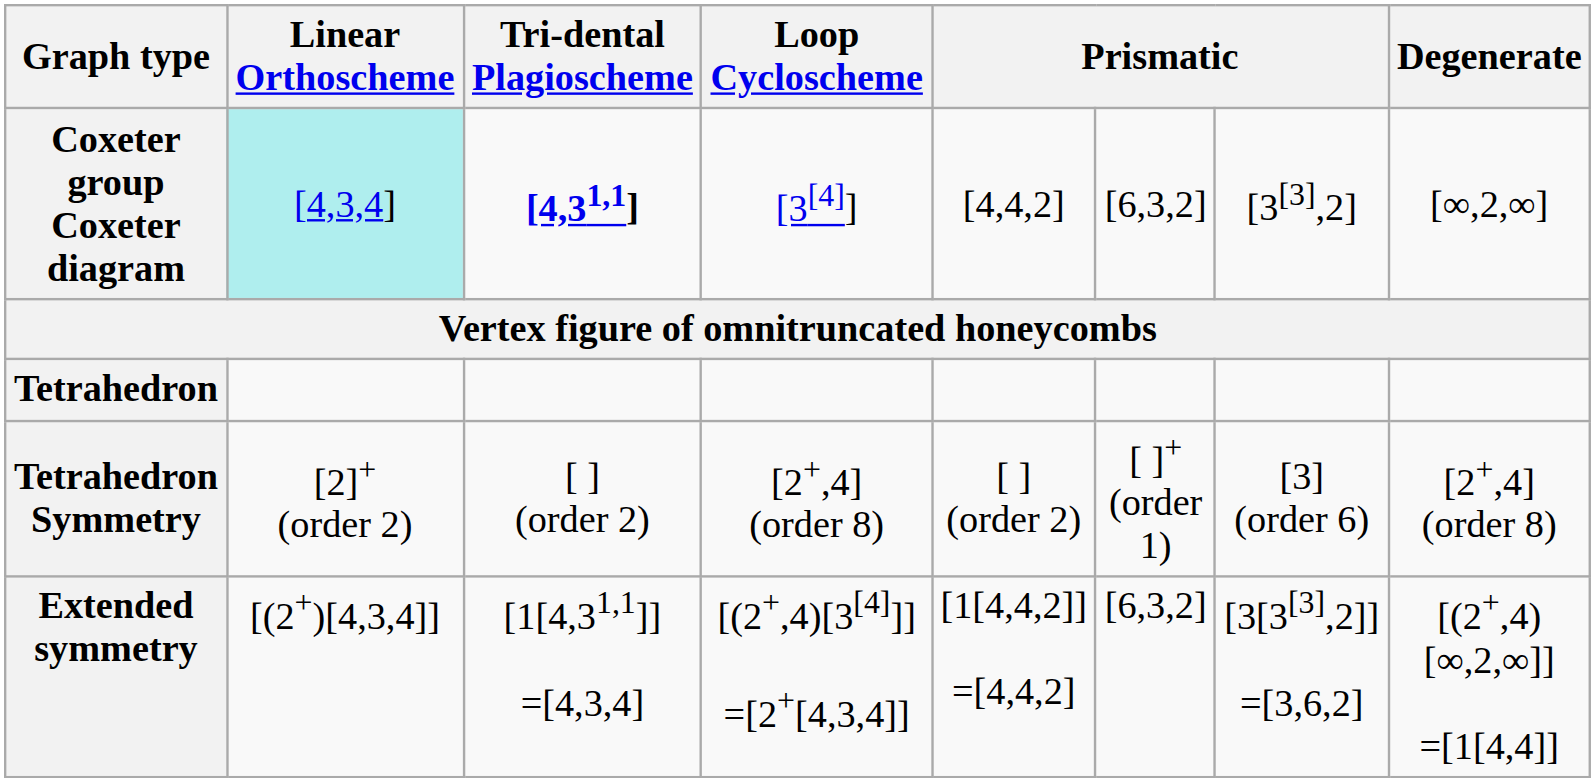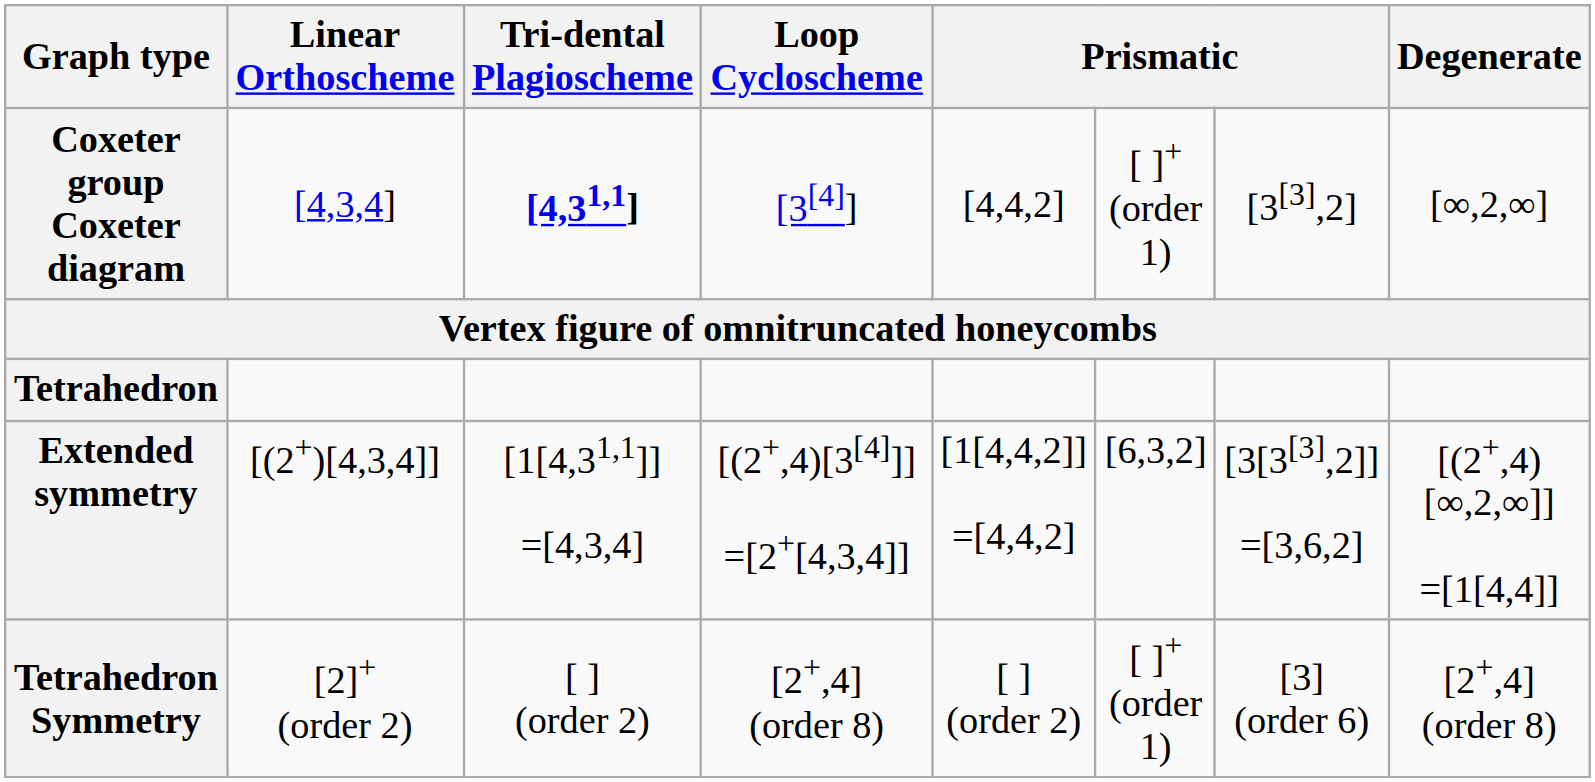(345, 203) paleturquoise background -> (345, 203) no background
(1156, 203) [6,3,2] -> (1156, 203) [ ]+ (order 1)
rows swapped: (116, 497) <-> (116, 628)
